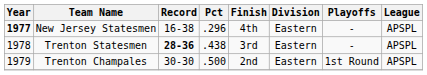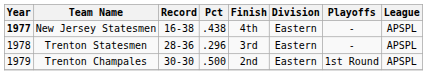(214, 29) .296 -> (214, 29) .438
(179, 45) bold -> (179, 45) normal
(214, 45) .438 -> (214, 45) .296
